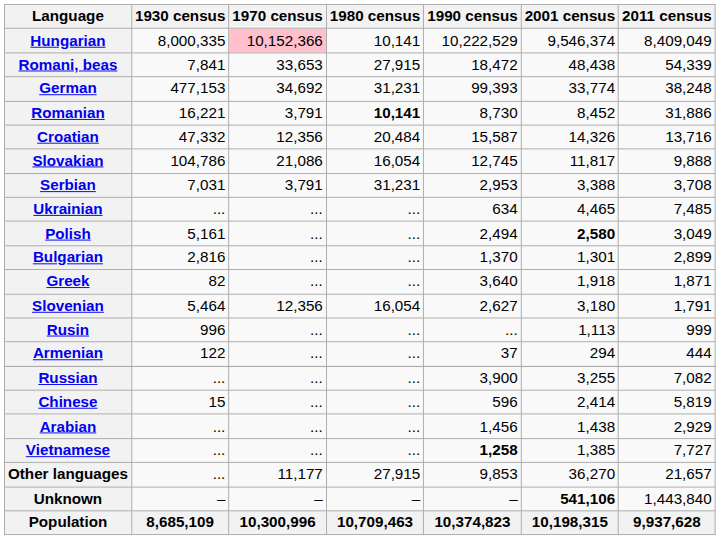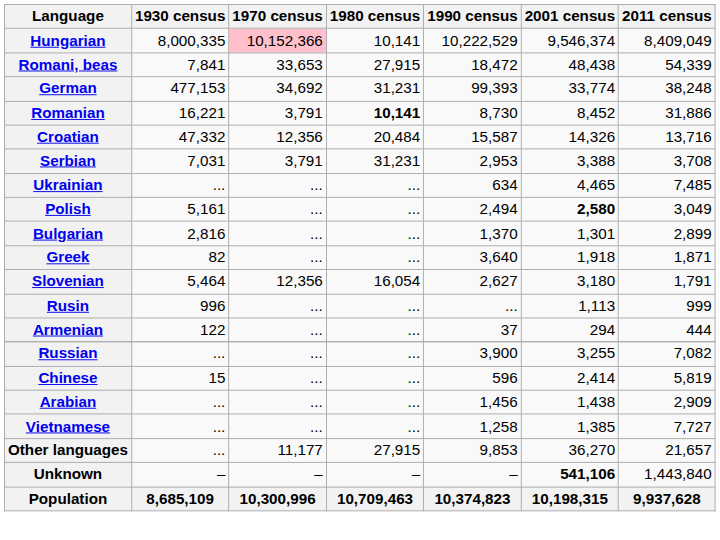- row: (68, 161)
(693, 426) 2,929 -> (693, 402) 2,909
(499, 450) bold -> (499, 426) normal
